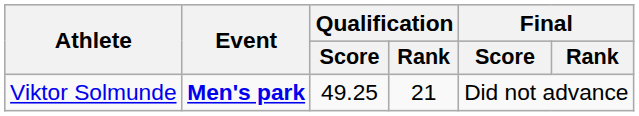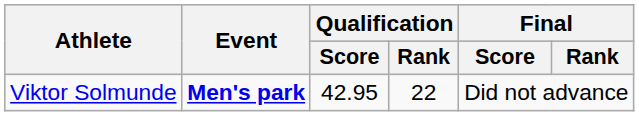(350, 93) 49.25 -> (350, 93) 42.95
(424, 93) 21 -> (424, 93) 22
